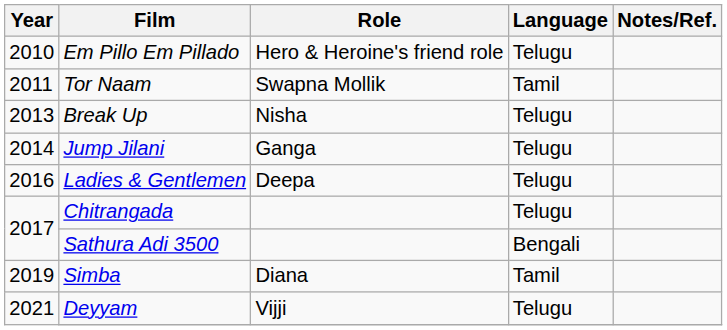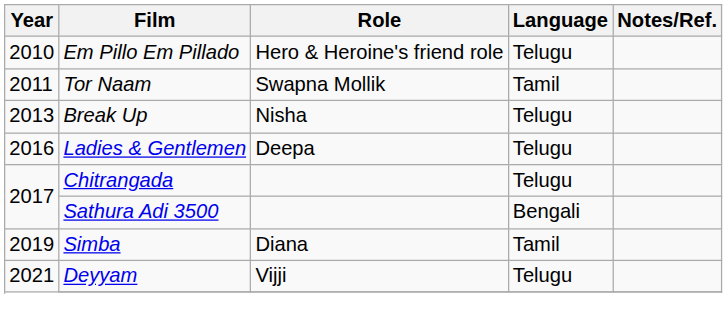- row: (114, 148)
